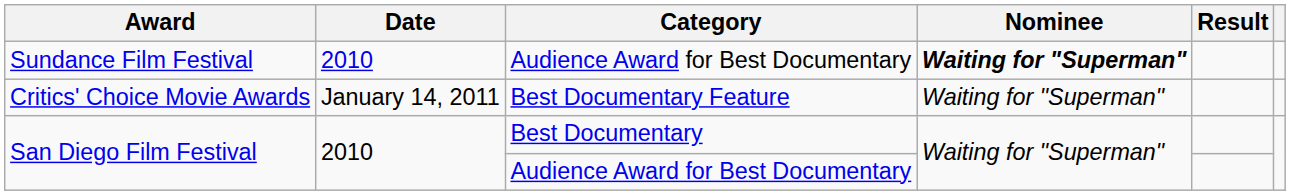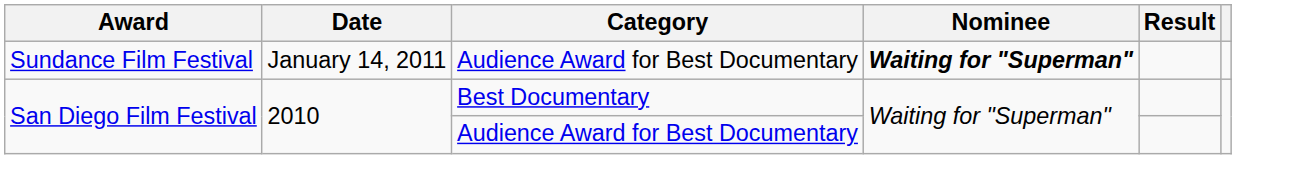(347, 60) 2010 -> (357, 60) January 14, 2011
- row: (160, 97)
